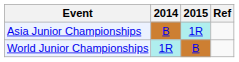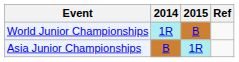rows swapped: (74, 31) <-> (78, 49)
